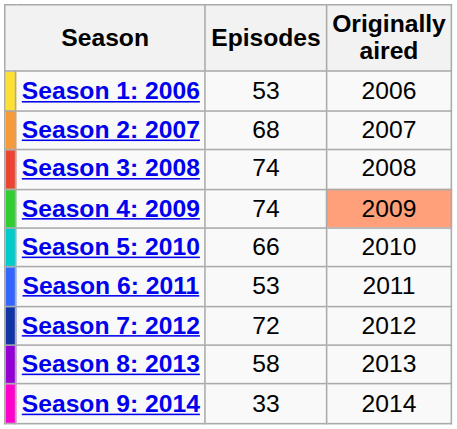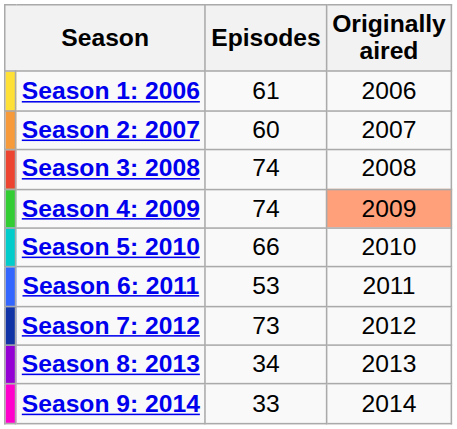(266, 90) 53 -> (266, 90) 61
(266, 129) 68 -> (266, 129) 60
(266, 325) 72 -> (266, 325) 73
(266, 364) 58 -> (266, 364) 34
